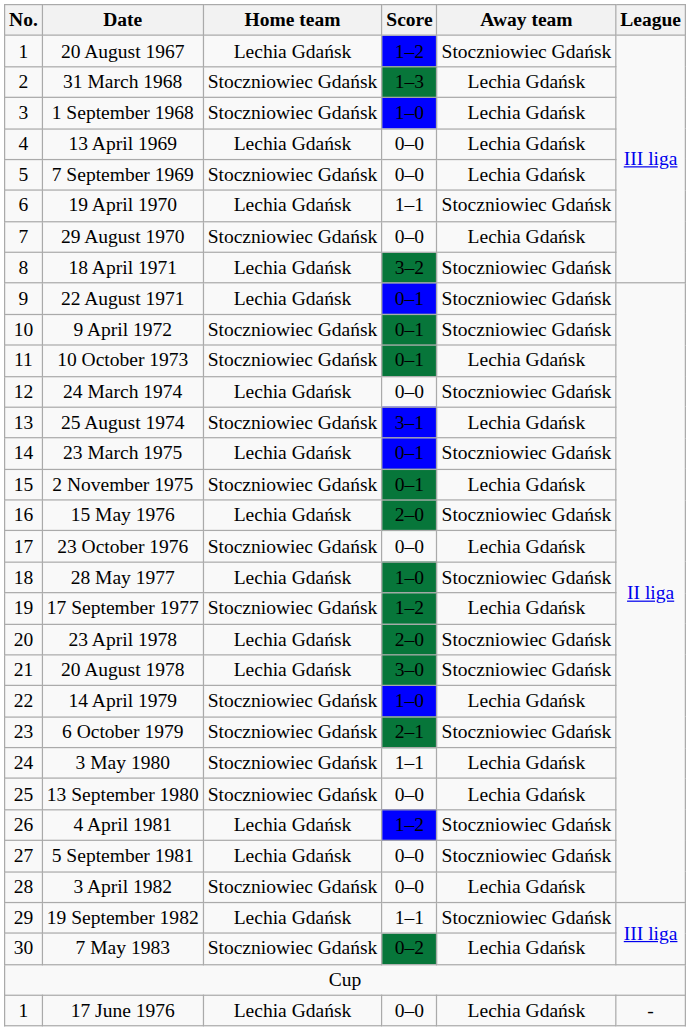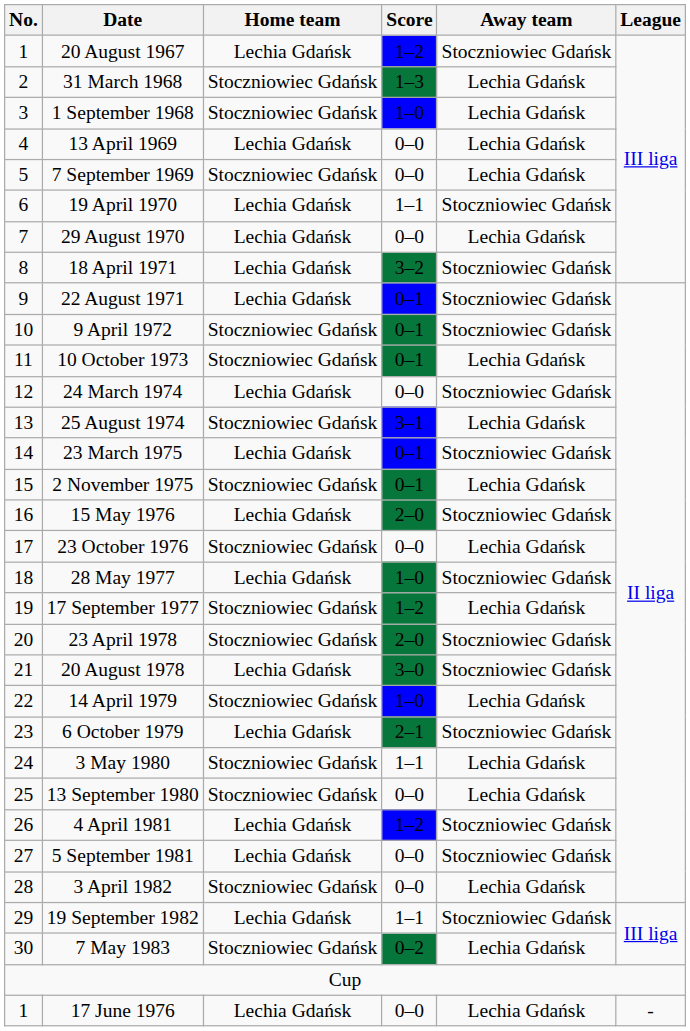(292, 236) Stoczniowiec Gdańsk -> (292, 236) Lechia Gdańsk
(292, 639) Lechia Gdańsk -> (292, 639) Stoczniowiec Gdańsk
(292, 732) Stoczniowiec Gdańsk -> (292, 732) Lechia Gdańsk
